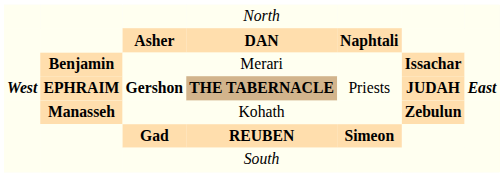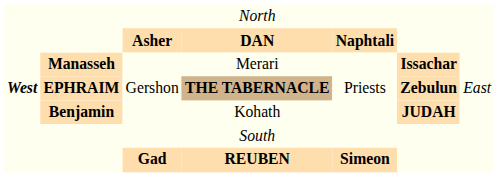(81, 64) Benjamin -> (81, 64) Manasseh
(154, 88) bold -> (152, 88) normal
(433, 88) JUDAH -> (429, 88) Zebulun
(482, 88) bold -> (477, 88) normal
(81, 112) Manasseh -> (81, 112) Benjamin
(433, 112) Zebulun -> (429, 112) JUDAH
rows swapped: (262, 136) <-> (262, 159)
